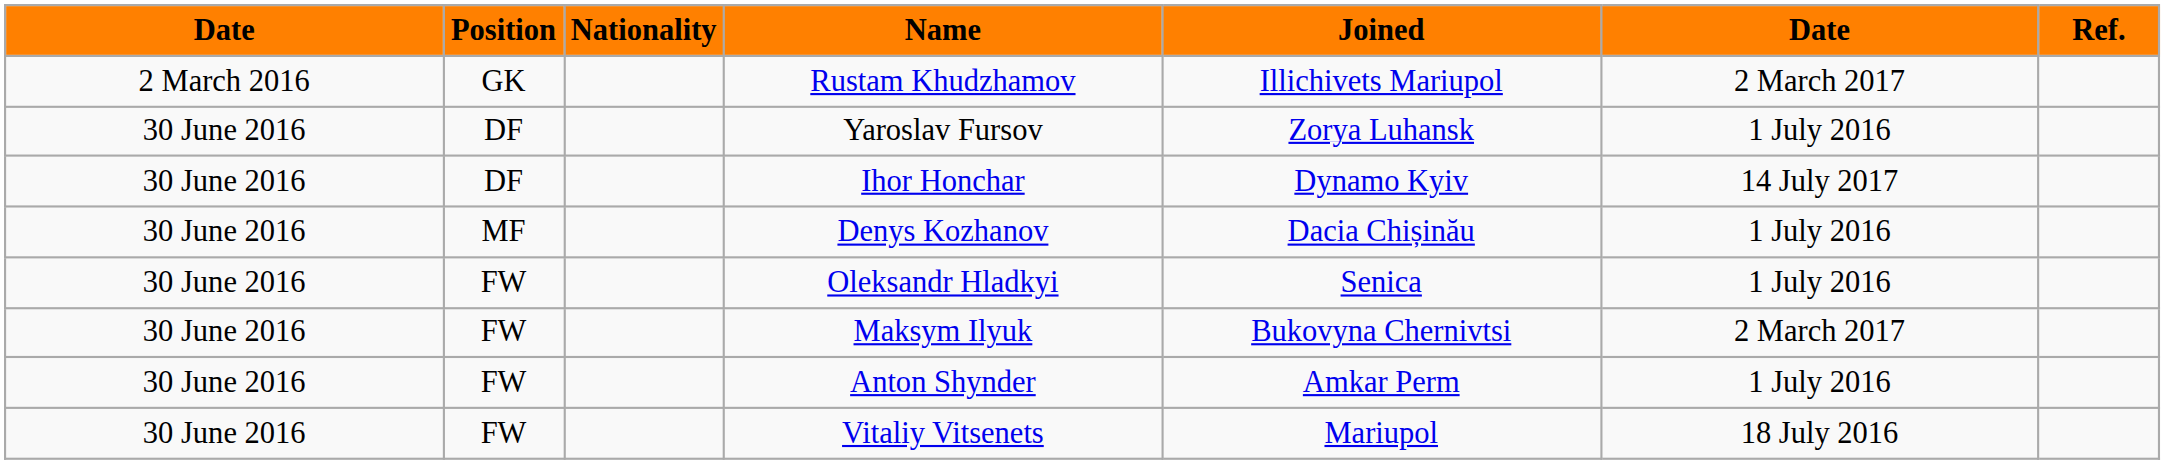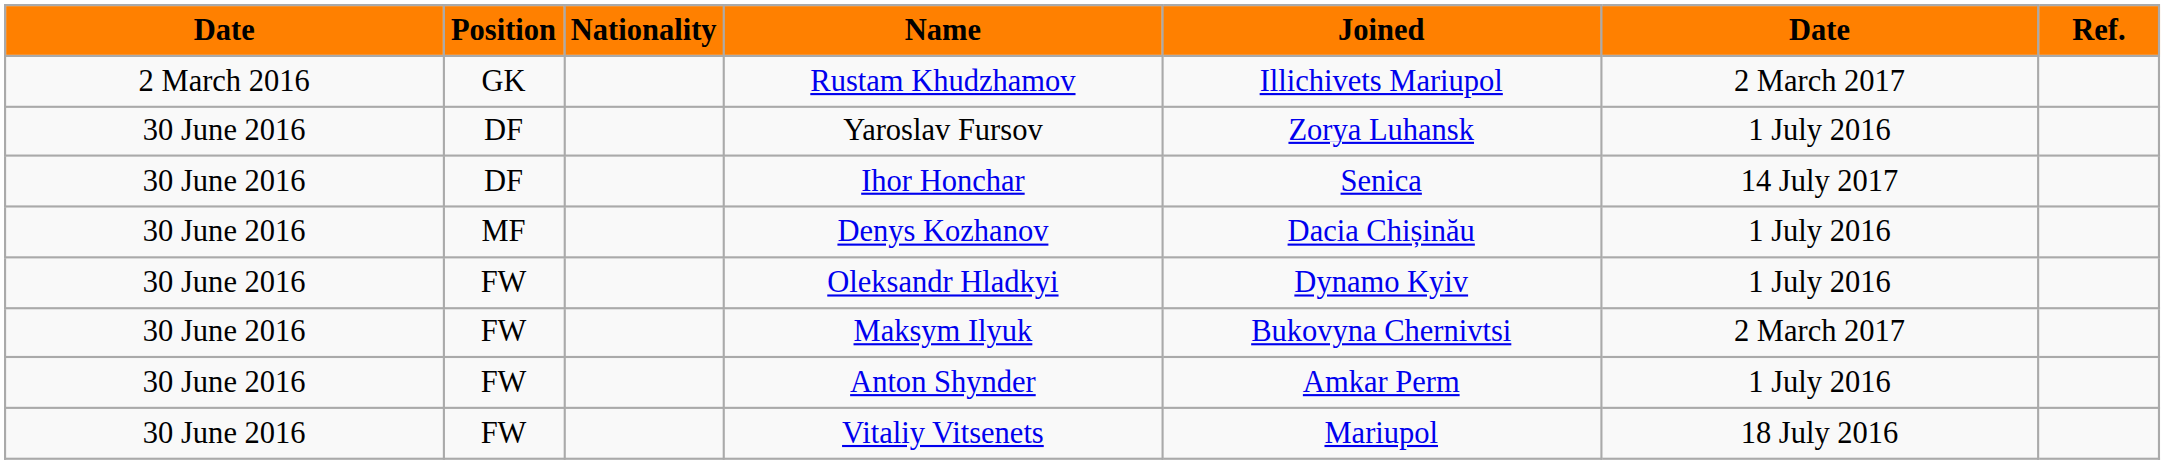(1381, 181) Dynamo Kyiv -> (1381, 181) Senica
(1381, 281) Senica -> (1381, 281) Dynamo Kyiv
